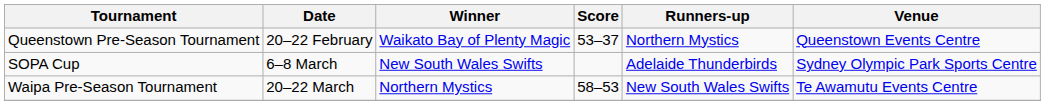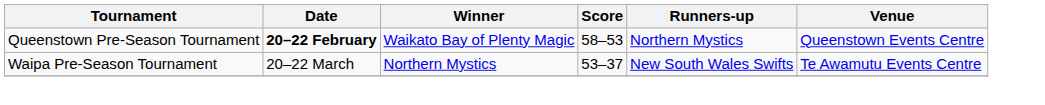(319, 40) normal -> (321, 40) bold
(598, 40) 53–37 -> (602, 40) 58–53
- row: (44, 64)
(598, 87) 58–53 -> (602, 64) 53–37
